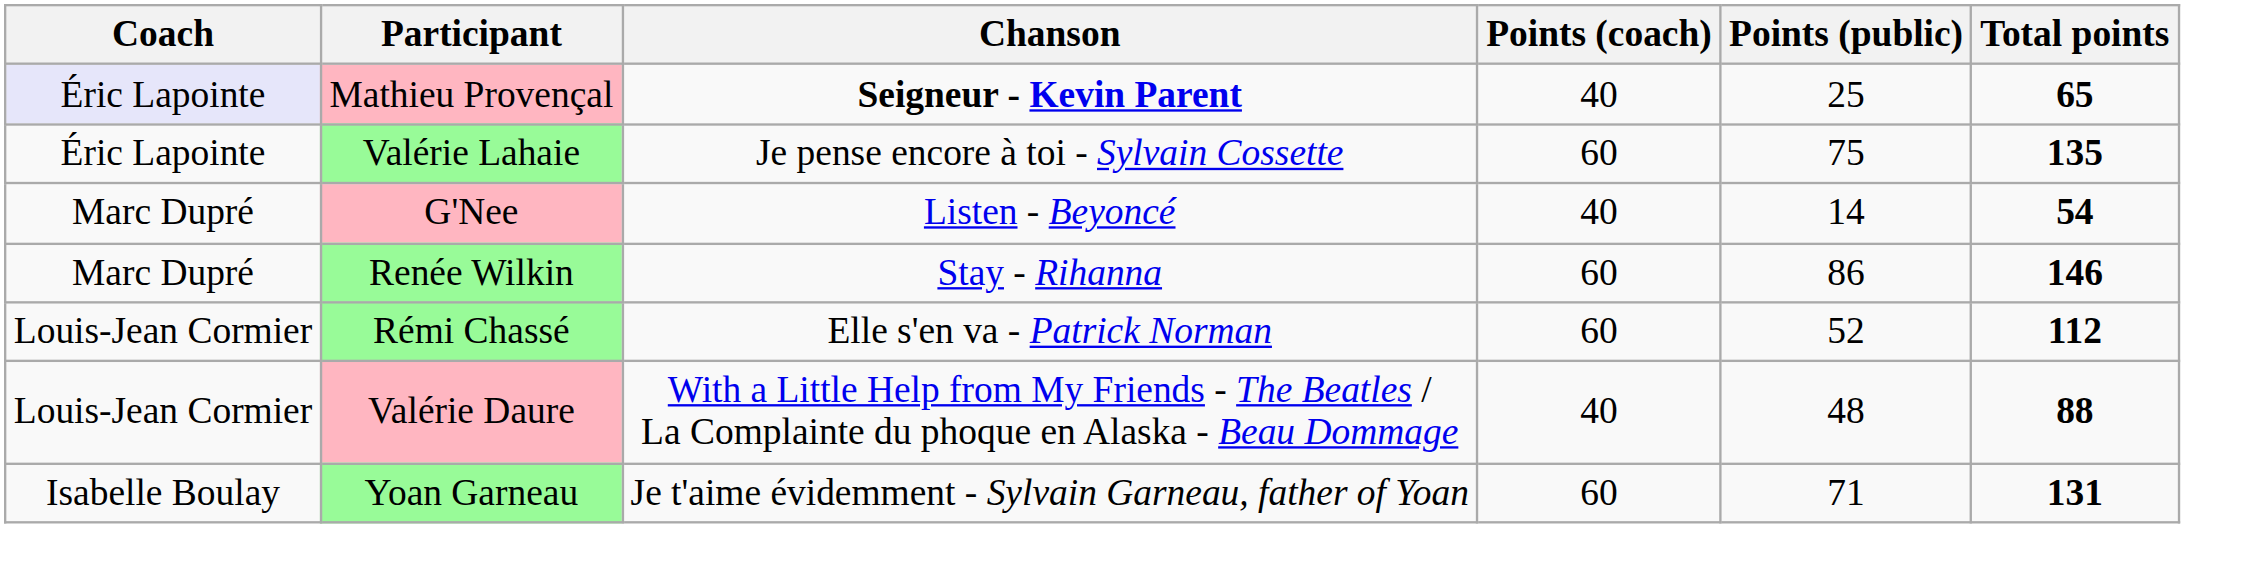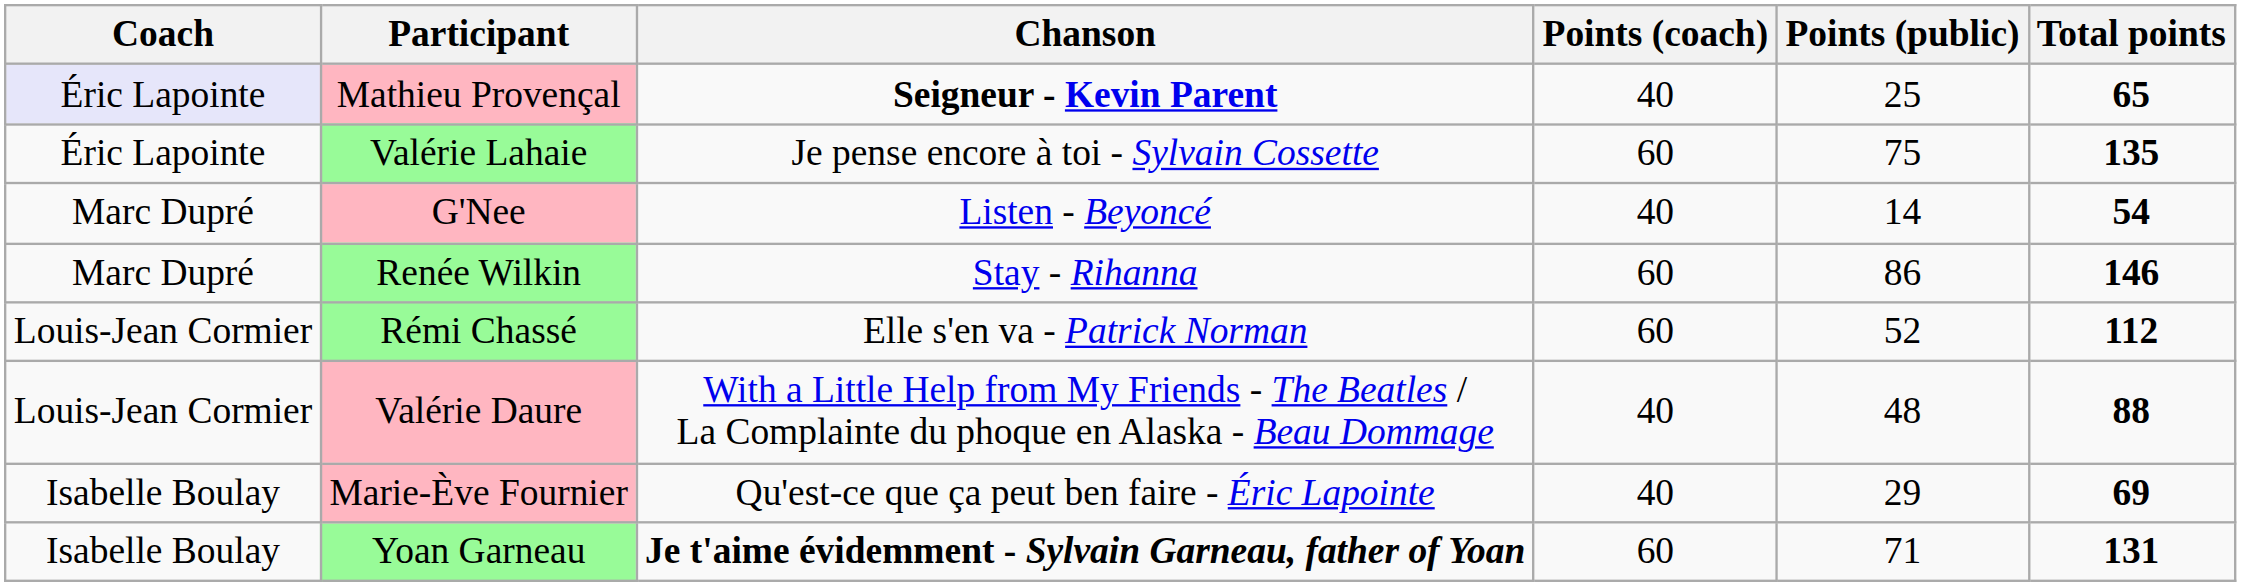+ row: (479, 491)
(1050, 491) normal -> (1085, 551) bold
